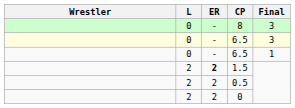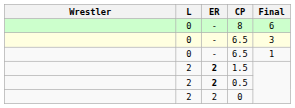(272, 26) 3 -> (272, 26) 6
(214, 82) normal -> (214, 82) bold
